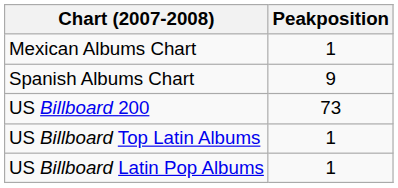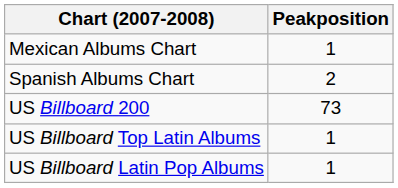(331, 78) 9 -> (331, 78) 2
